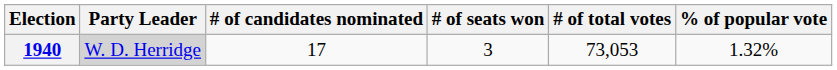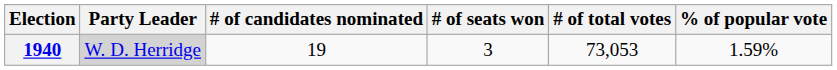(316, 49) 17 -> (316, 49) 19
(754, 49) 1.32% -> (754, 49) 1.59%
